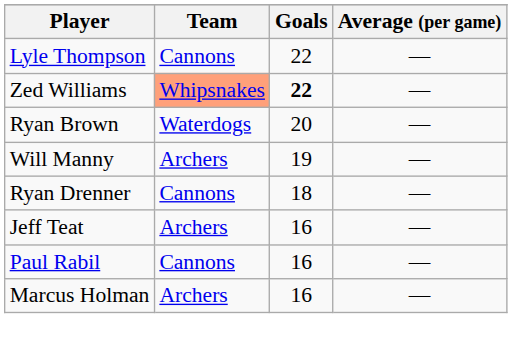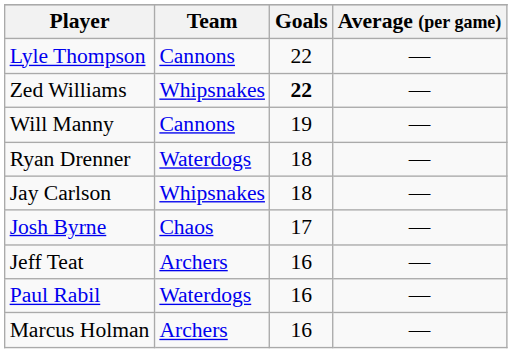(212, 90) lightsalmon background -> (212, 90) no background
- row: (64, 124)
(194, 158) Archers -> (197, 124) Cannons
(197, 192) Cannons -> (205, 158) Waterdogs
+ row: (60, 192)
+ row: (58, 227)
(197, 261) Cannons -> (205, 295) Waterdogs
